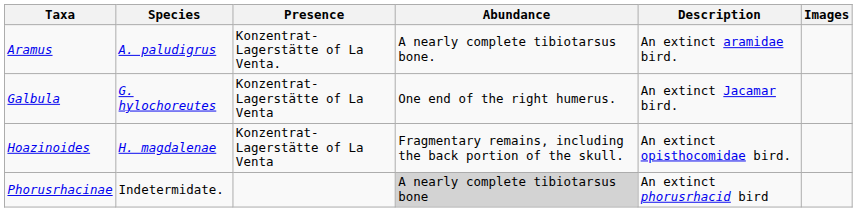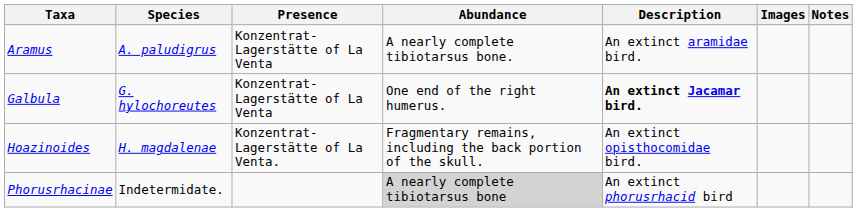+ column: (830, 15)
(300, 49) Konzentrat-Lagerstätte of La Venta. -> (299, 49) Konzentrat-Lagerstätte of La Venta
(708, 99) normal -> (673, 99) bold
(300, 148) Konzentrat-Lagerstätte of La Venta -> (299, 148) Konzentrat-Lagerstätte of La Venta.
